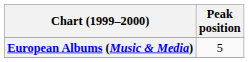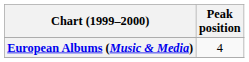(220, 47) 5 -> (220, 47) 4
